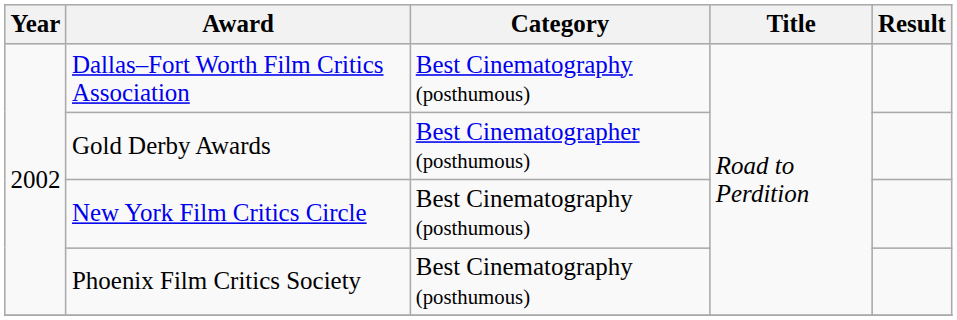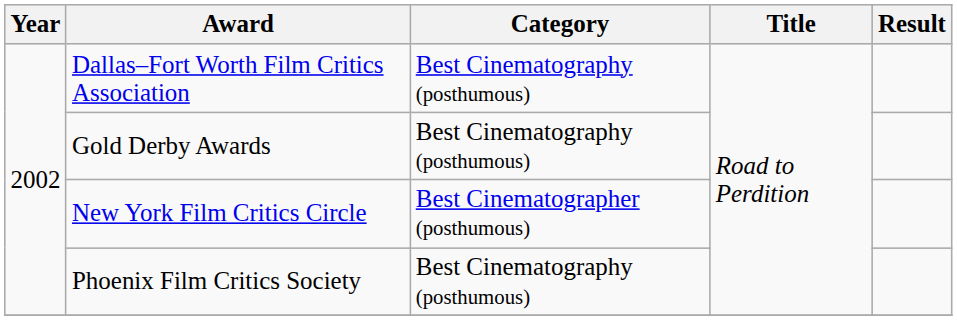(528, 145) Best Cinematographer (posthumous) -> (524, 145) Best Cinematography (posthumous)
(524, 213) Best Cinematography (posthumous) -> (528, 213) Best Cinematographer (posthumous)
